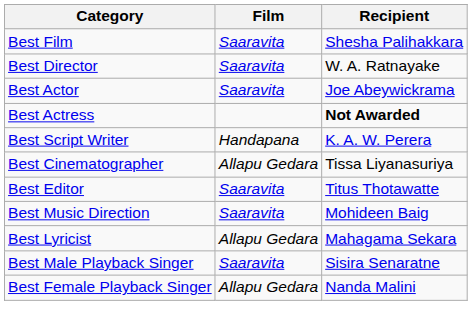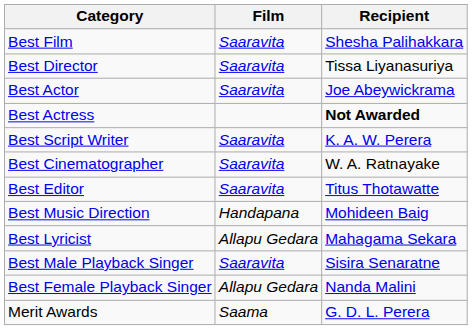(383, 66) W. A. Ratnayake -> (389, 66) Tissa Liyanasuriya
(259, 139) Handapana -> (252, 139) Saaravita
(268, 164) Allapu Gedara -> (252, 164) Saaravita
(389, 164) Tissa Liyanasuriya -> (383, 164) W. A. Ratnayake
(252, 213) Saaravita -> (259, 213) Handapana
+ row: (53, 312)
